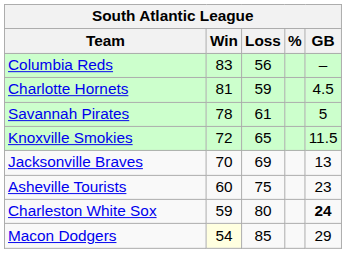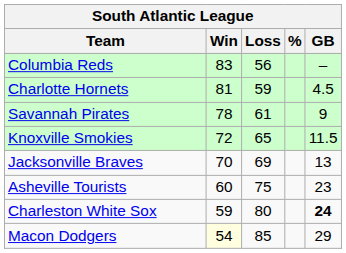(323, 114) 5 -> (323, 114) 9
